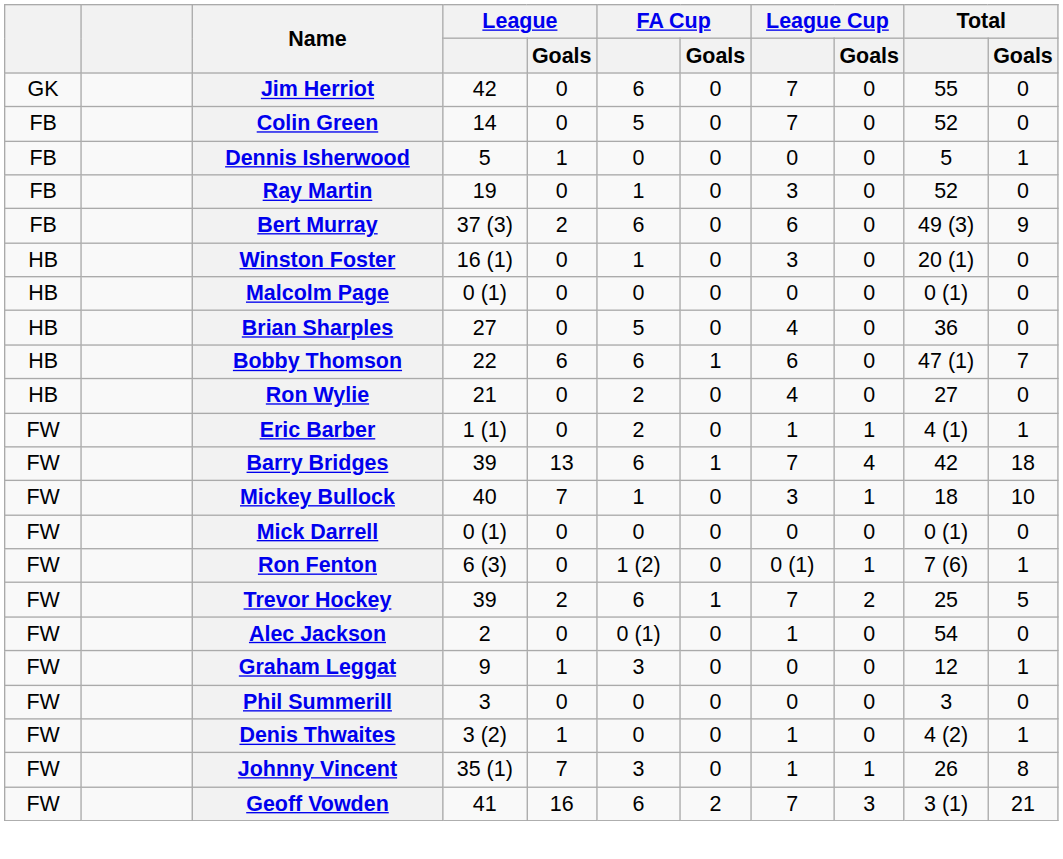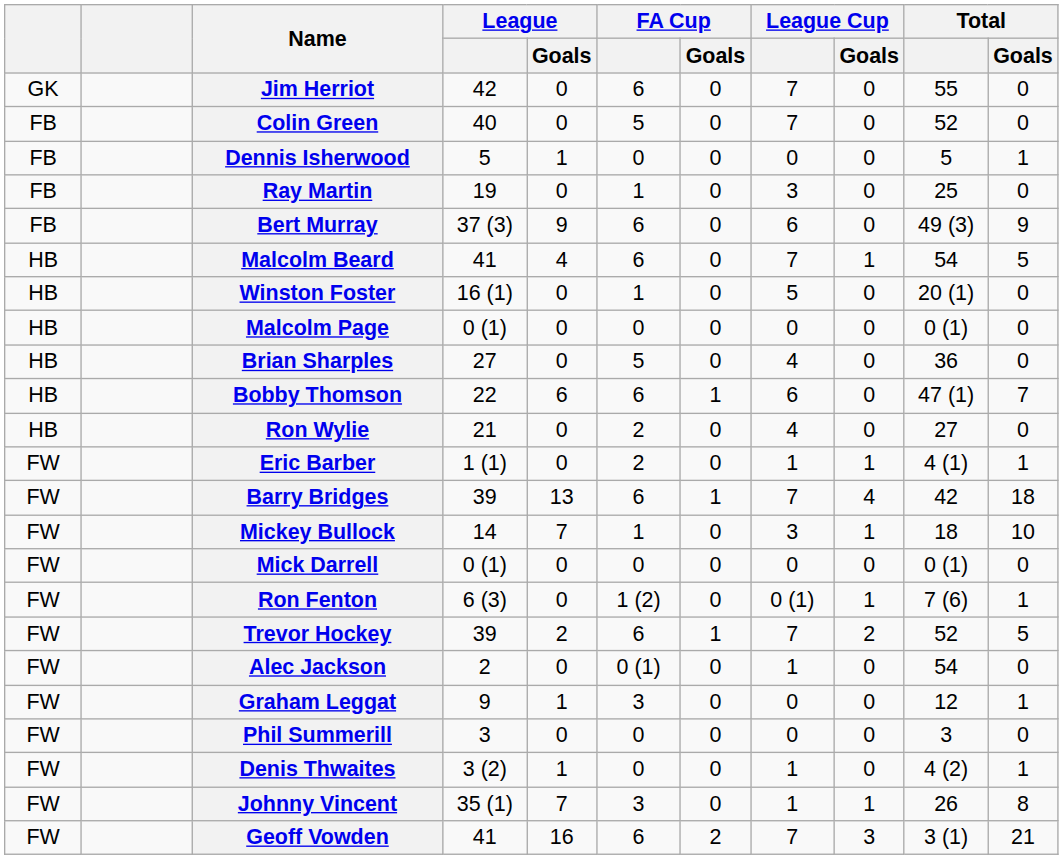(485, 123) 14 -> (485, 123) 40
(946, 191) 52 -> (946, 191) 25
(562, 225) 2 -> (562, 225) 9
+ row: (317, 259)
(792, 259) 3 -> (792, 293) 5
(485, 497) 40 -> (485, 531) 14
(946, 599) 25 -> (946, 633) 52
